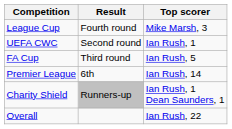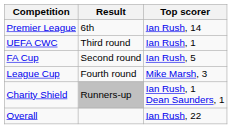rows swapped: (41, 74) <-> (33, 27)
(111, 43) Second round -> (105, 43) Third round
(105, 58) Third round -> (111, 58) Second round
